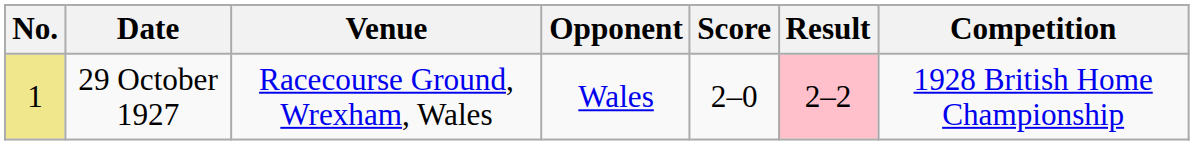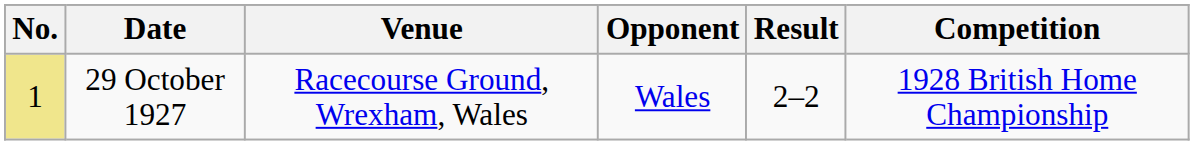- column: (734, 29)
(828, 96) pink background -> (796, 96) no background
